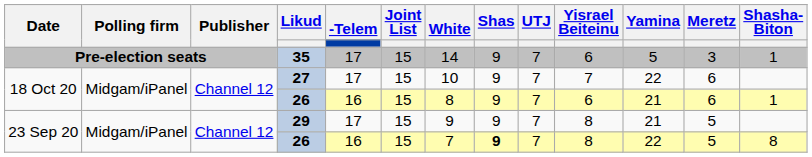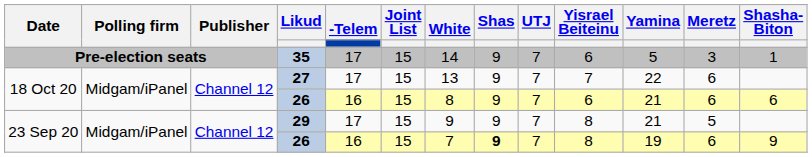(450, 78) 10 -> (450, 78) 13
(773, 99) 1 -> (773, 99) 6
(653, 142) 22 -> (653, 142) 19
(712, 142) 5 -> (712, 142) 6
(773, 142) 8 -> (773, 142) 9
